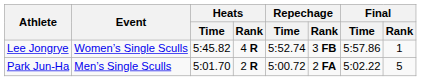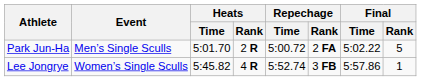rows swapped: (38, 66) <-> (38, 48)
